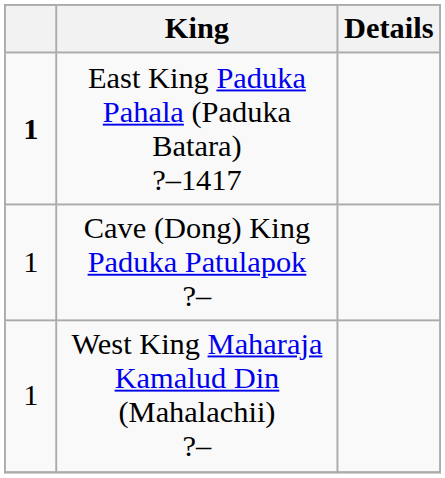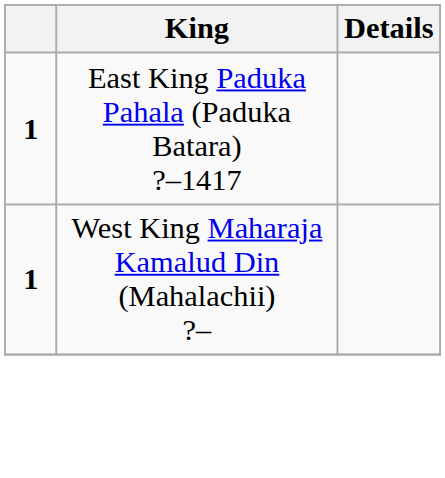- row: (197, 261)
(31, 395) normal -> (31, 278) bold
